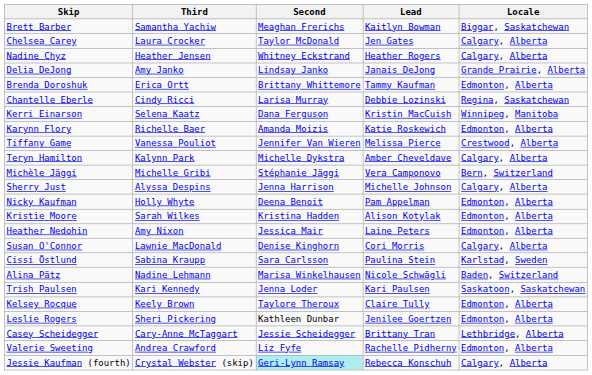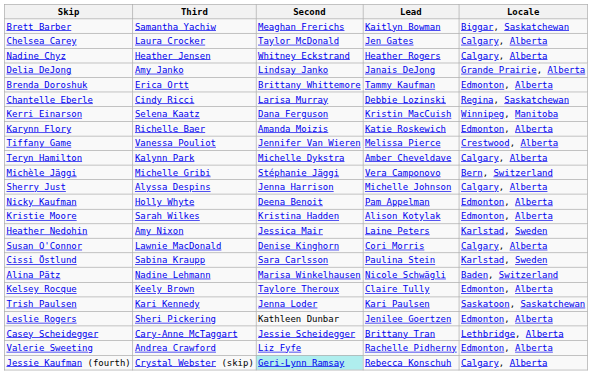(507, 231) Edmonton, Alberta -> (504, 231) Karlstad, Sweden
rows swapped: (42, 289) <-> (42, 304)
